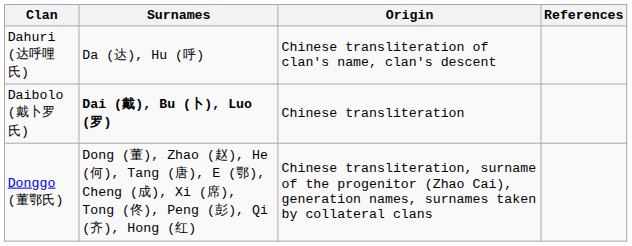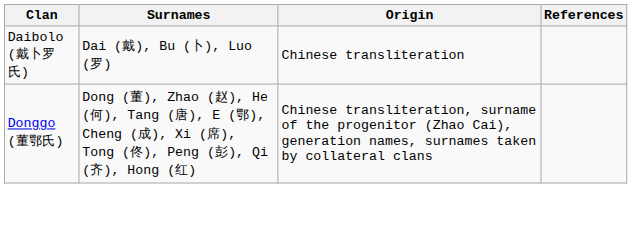- row: (32, 55)
(167, 114) bold -> (167, 56) normal
